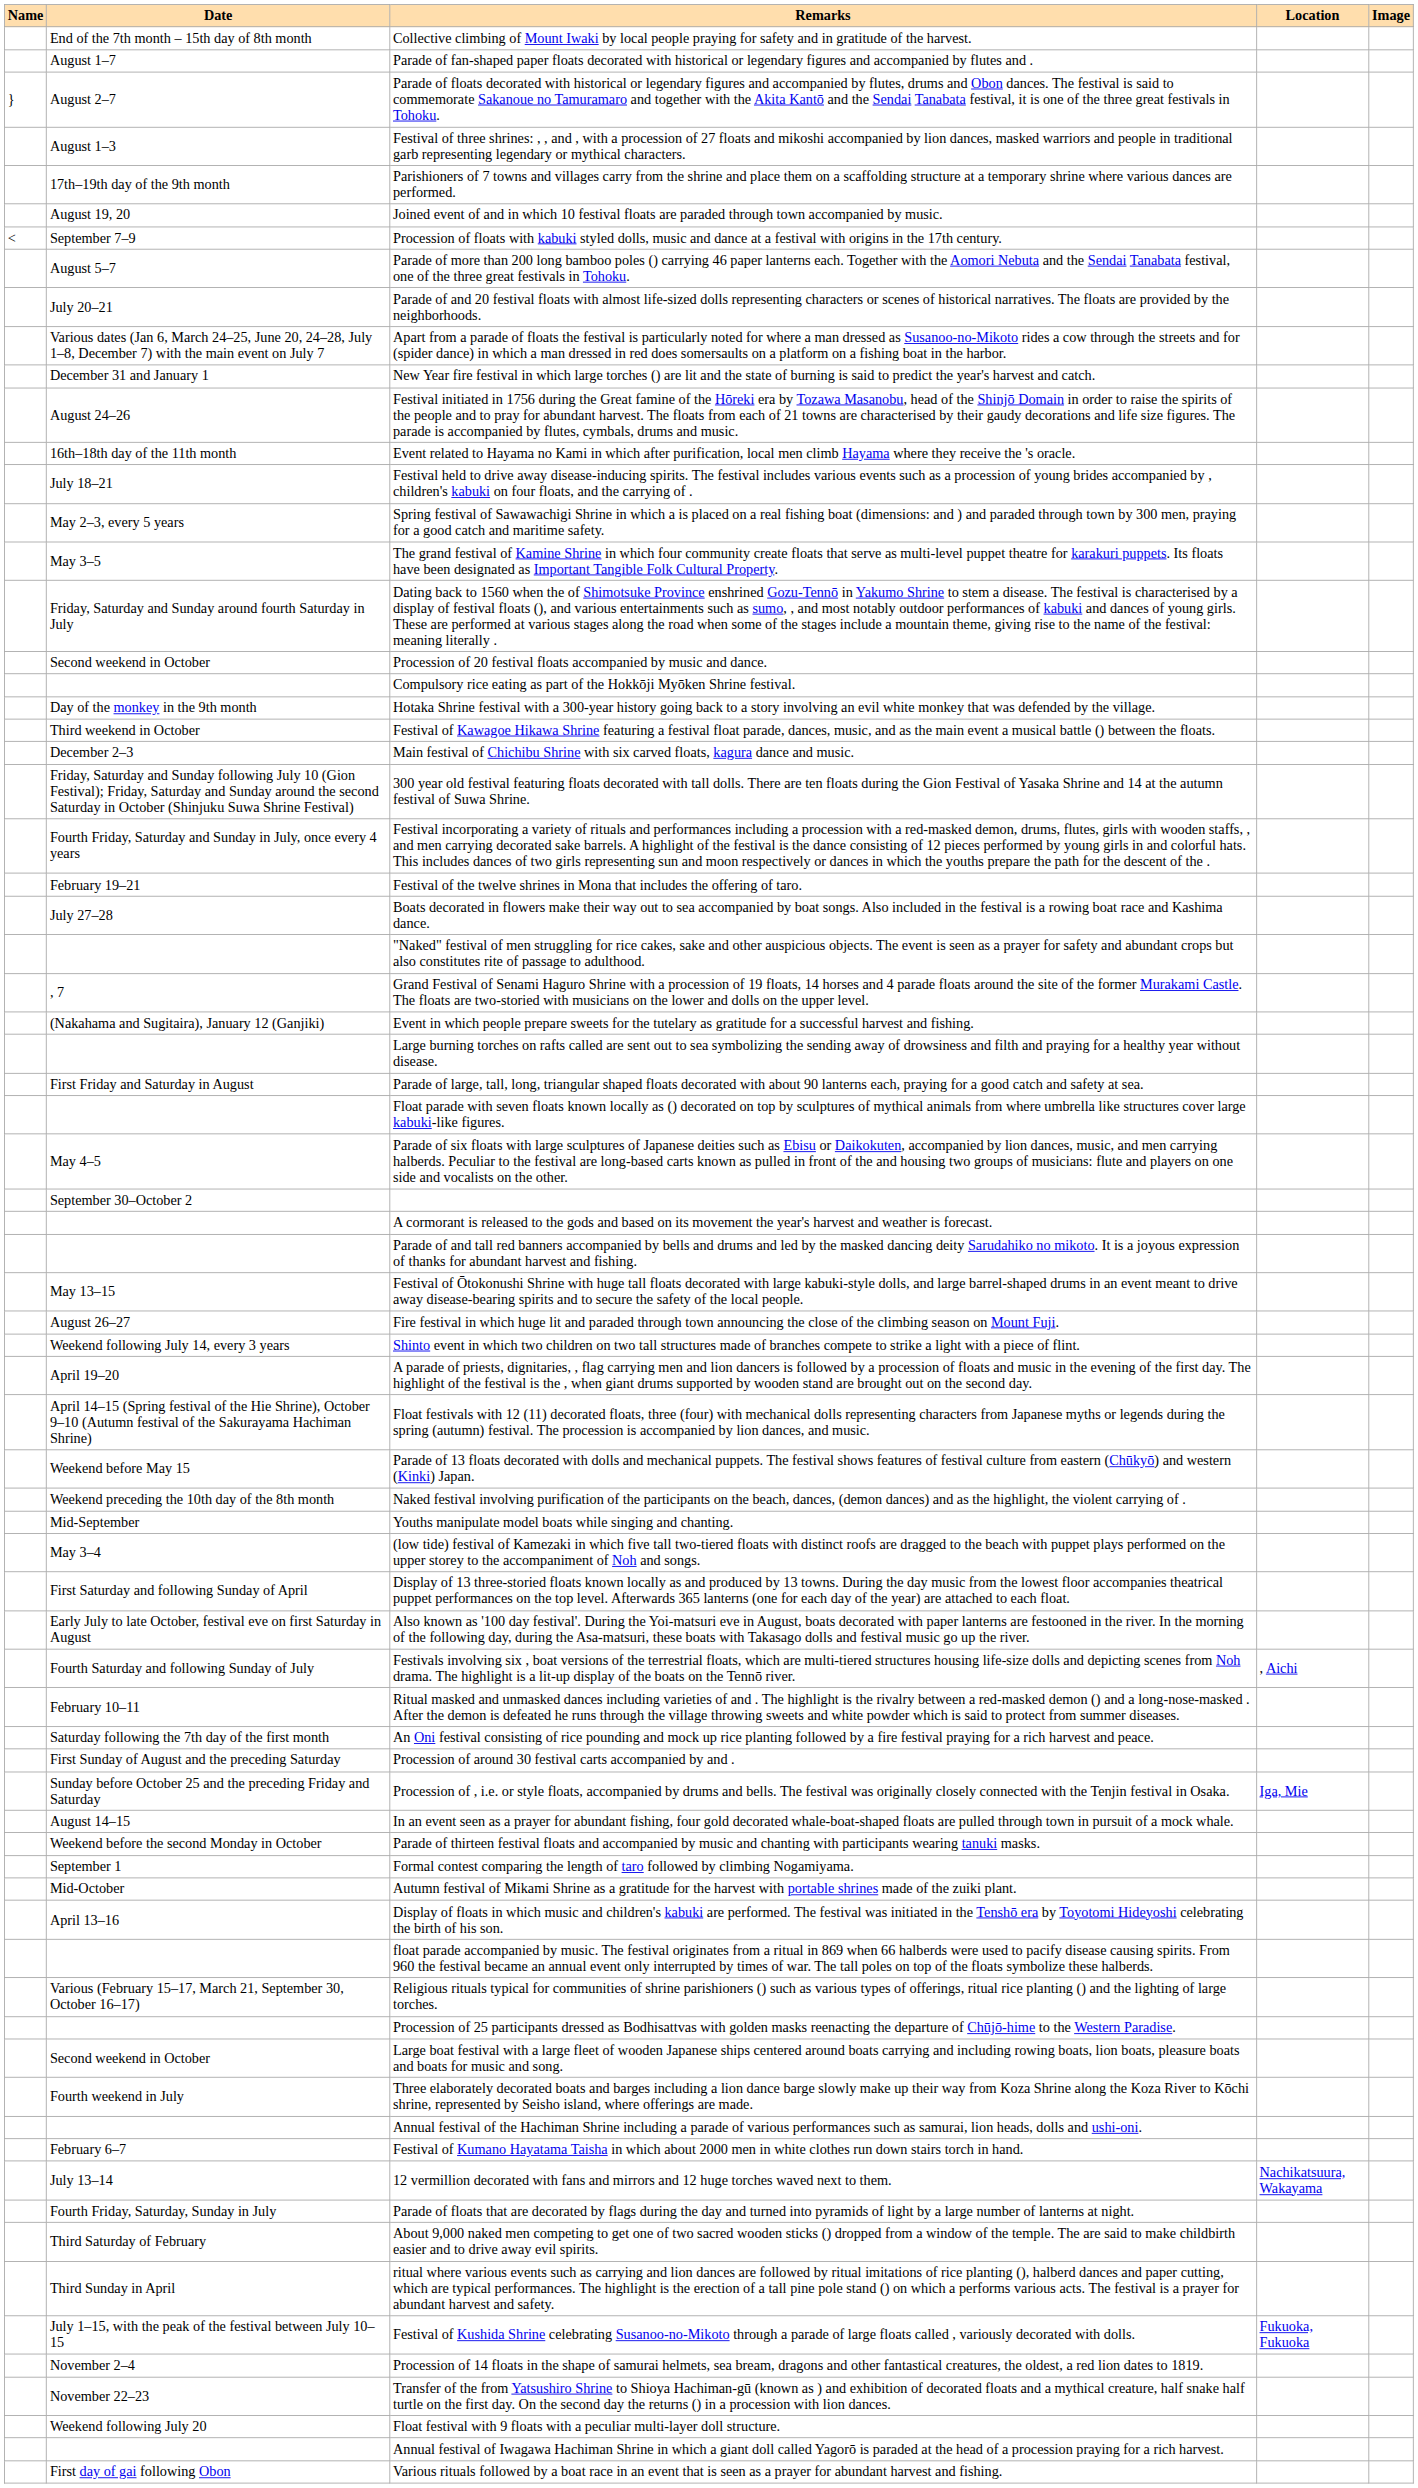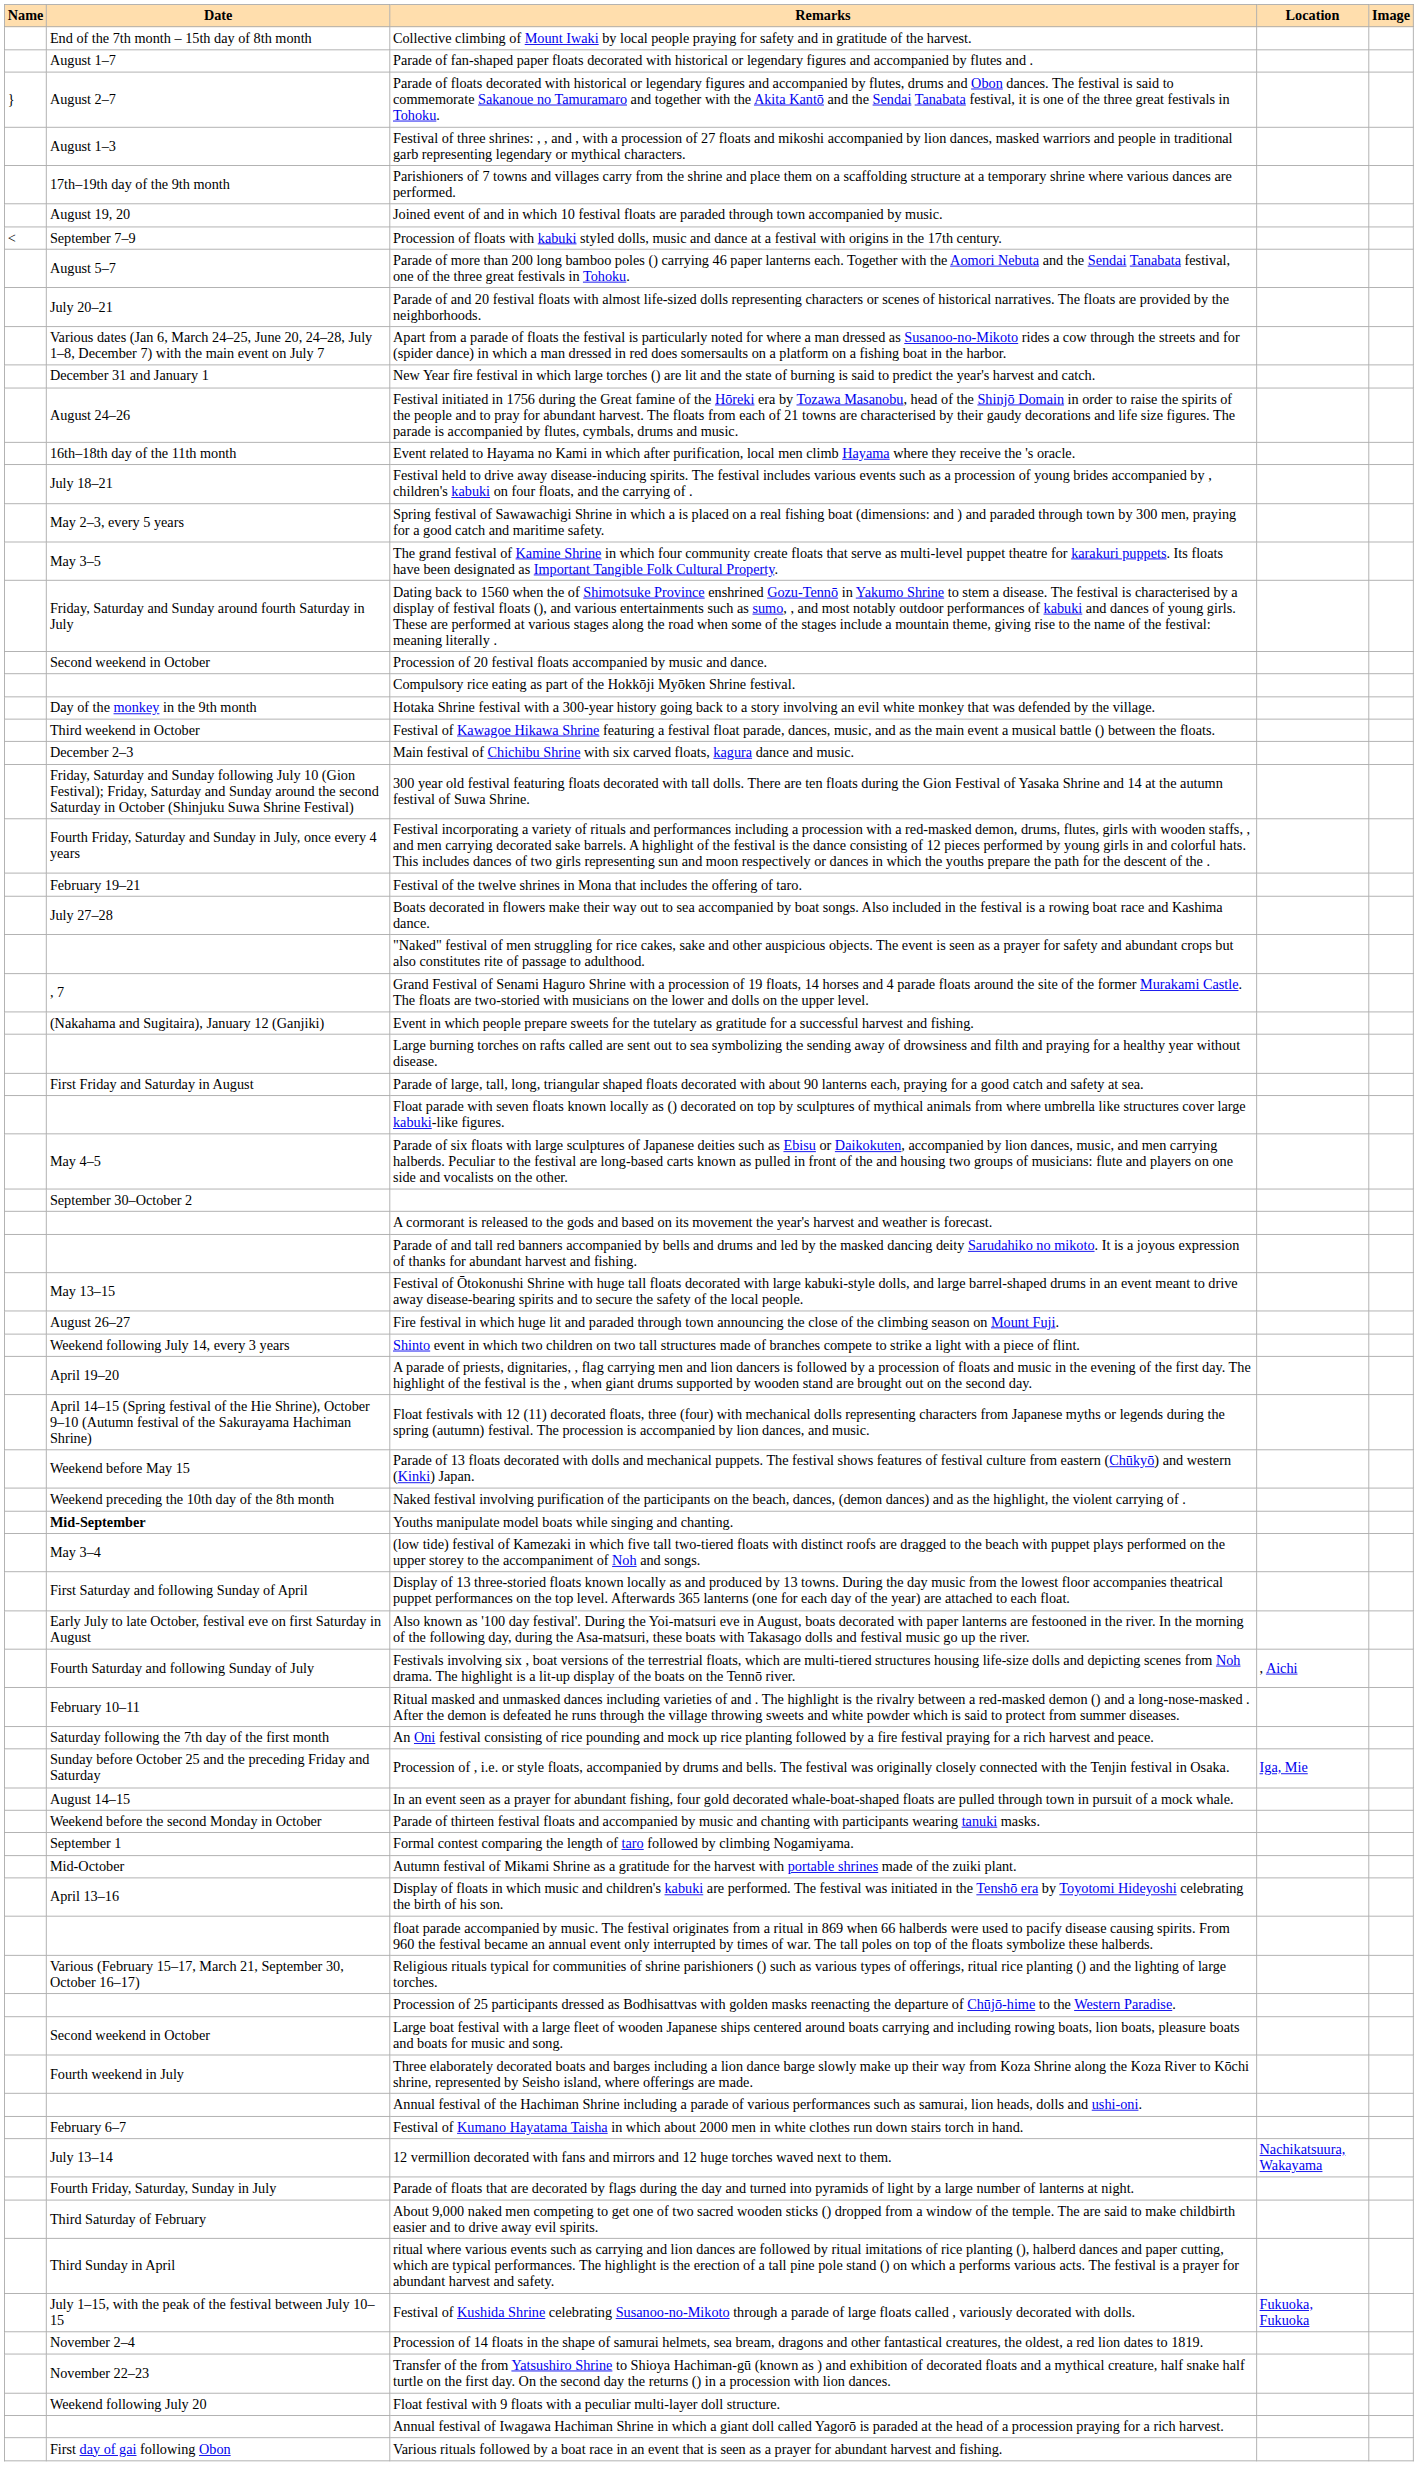(95, 1522) normal -> (98, 1522) bold
- row: (564, 1760)
